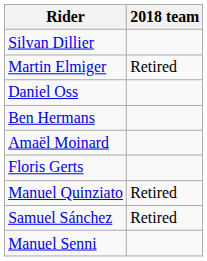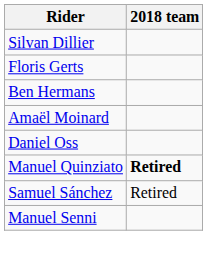- row: (57, 67)
rows swapped: (46, 167) <-> (43, 92)
(154, 192) normal -> (156, 167) bold
